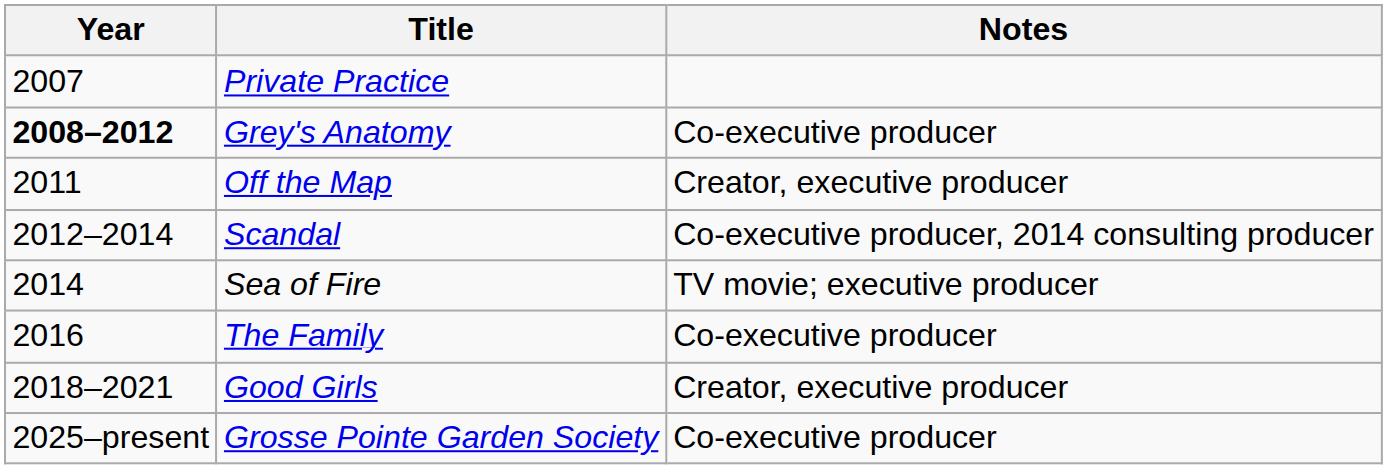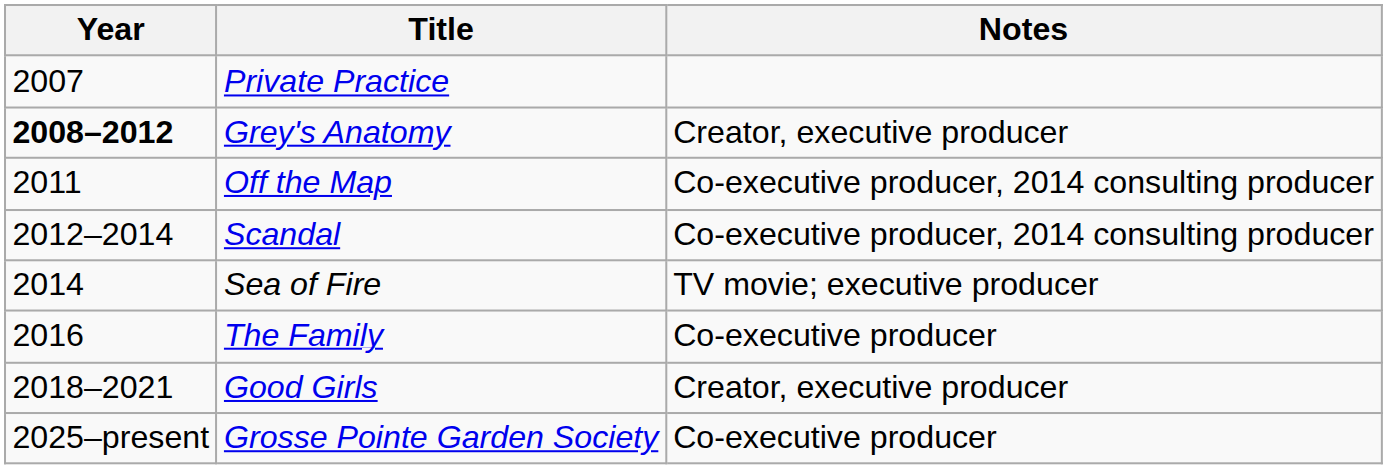(835, 132) Co-executive producer -> (871, 132) Creator, executive producer
(871, 183) Creator, executive producer -> (1024, 183) Co-executive producer, 2014 consulting producer
